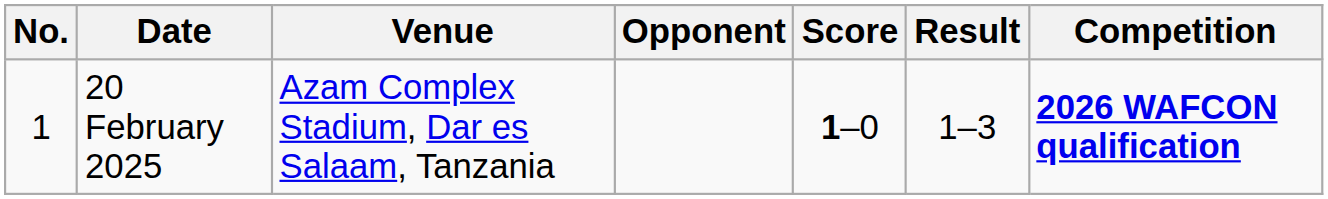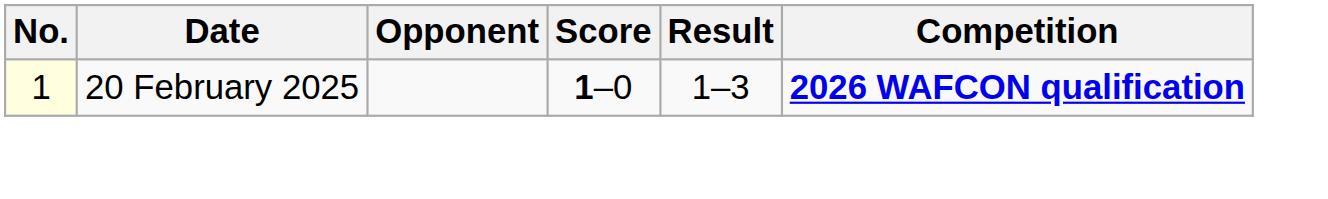- column: (443, 32)
(41, 126) no background -> (41, 87) lightyellow background
